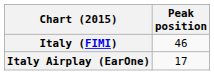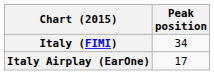(181, 43) 46 -> (181, 43) 34
